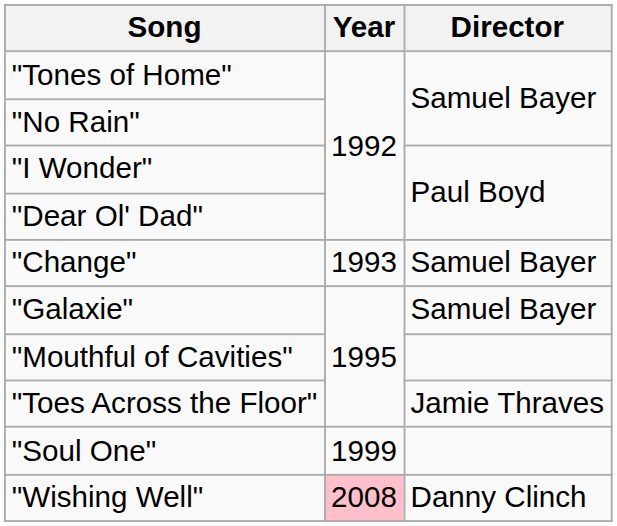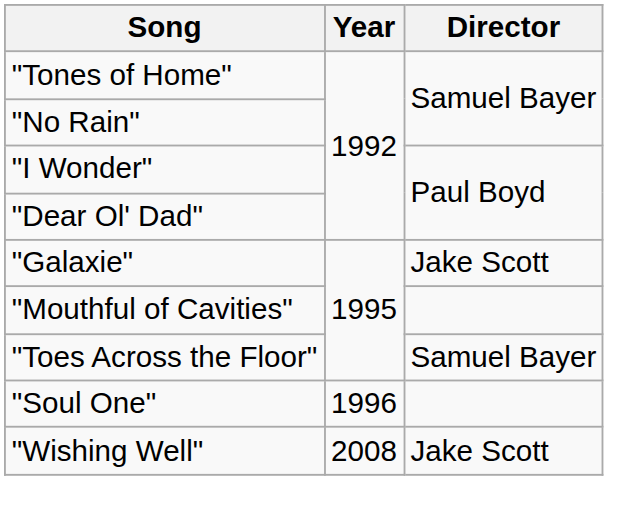- row: (74, 262)
(503, 309) Samuel Bayer -> (480, 262) Jake Scott
(507, 403) Jamie Thraves -> (503, 356) Samuel Bayer
(364, 450) 1999 -> (364, 403) 1996
(364, 497) pink background -> (364, 450) no background
(499, 497) Danny Clinch -> (480, 450) Jake Scott
